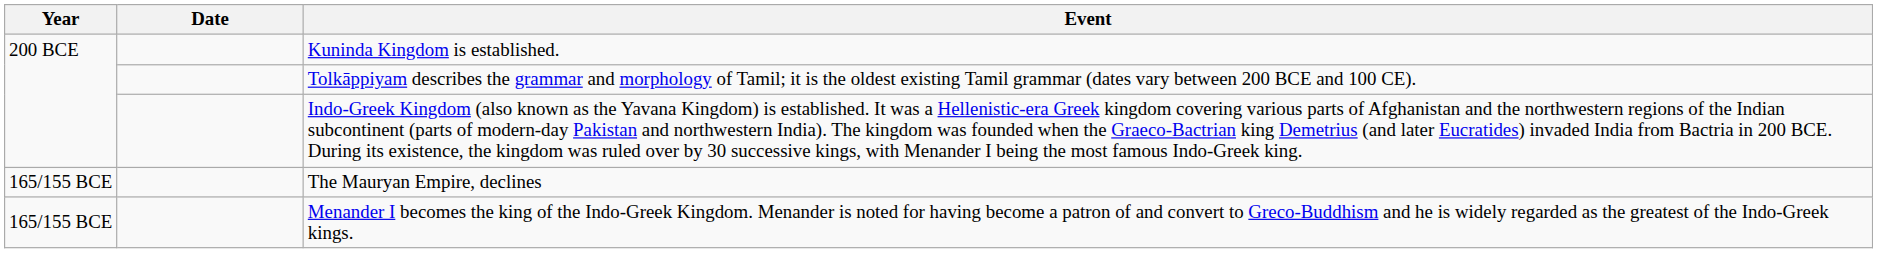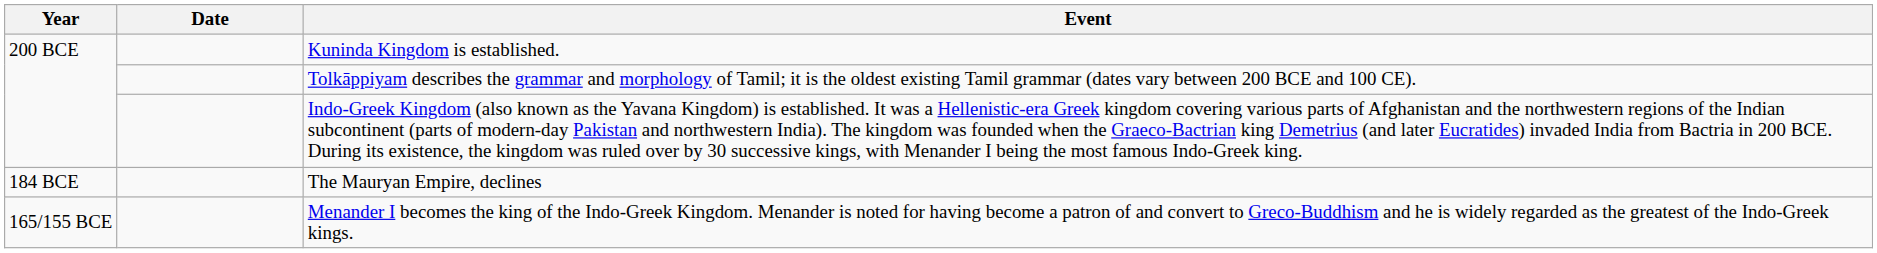(61, 181) 165/155 BCE -> (44, 181) 184 BCE
